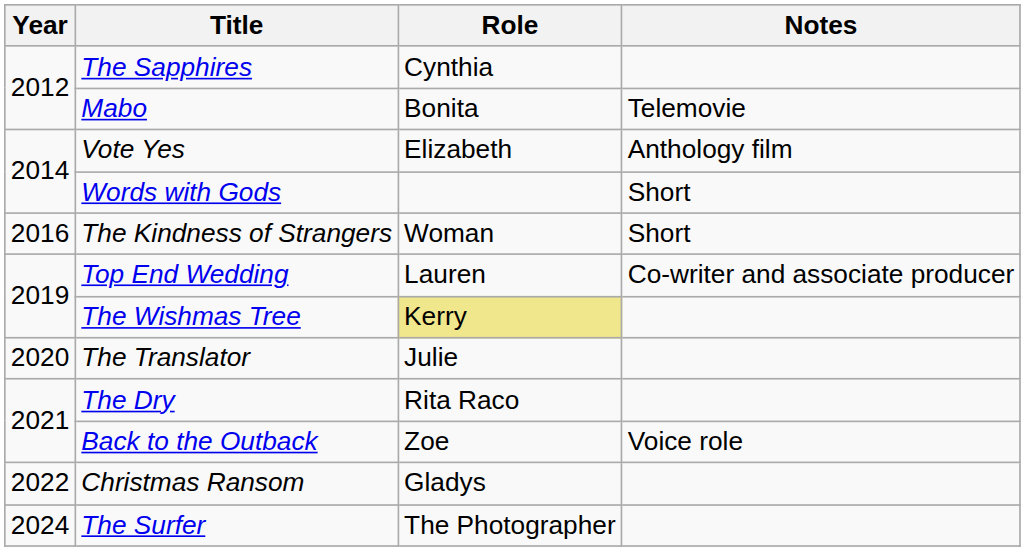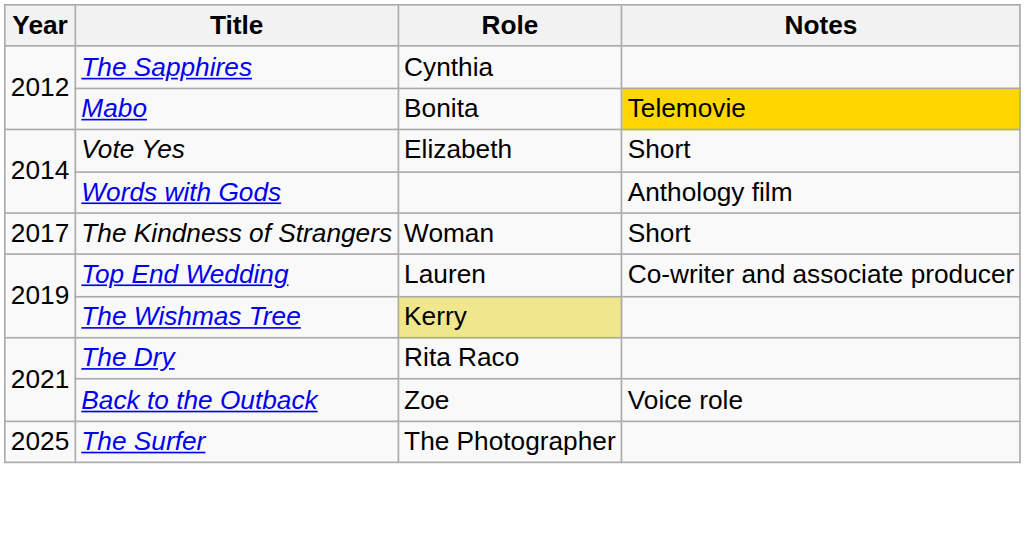(687, 108) no background -> (687, 108) gold background
(710, 150) Anthology film -> (659, 150) Short
(659, 191) Short -> (710, 191) Anthology film
(40, 233) 2016 -> (40, 233) 2017
- row: (166, 358)
- row: (193, 483)
(40, 524) 2024 -> (40, 441) 2025
